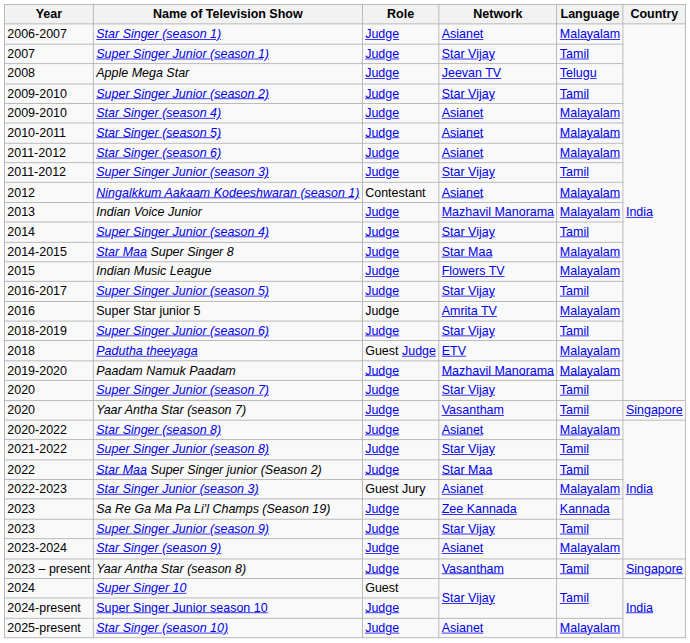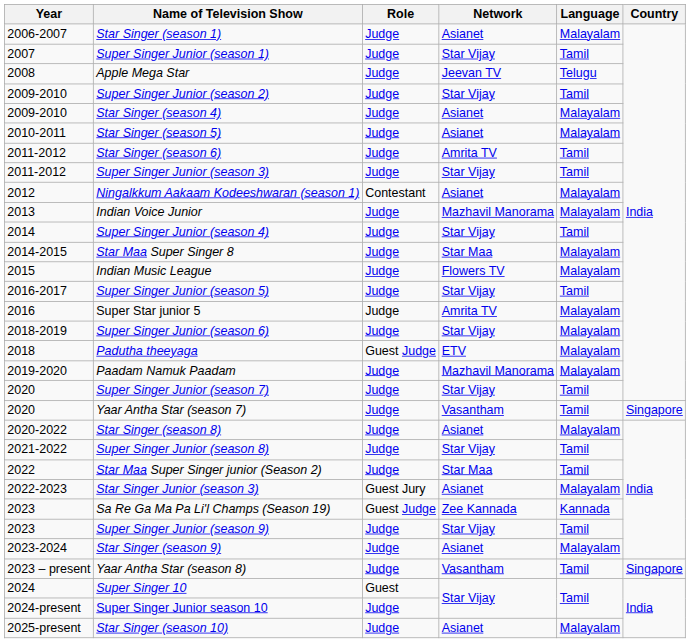(463, 152) Asianet -> (469, 152) Amrita TV
(590, 152) Malayalam -> (574, 152) Tamil
(574, 331) Tamil -> (590, 331) Malayalam
(382, 509) Judge -> (401, 509) Guest Judge
